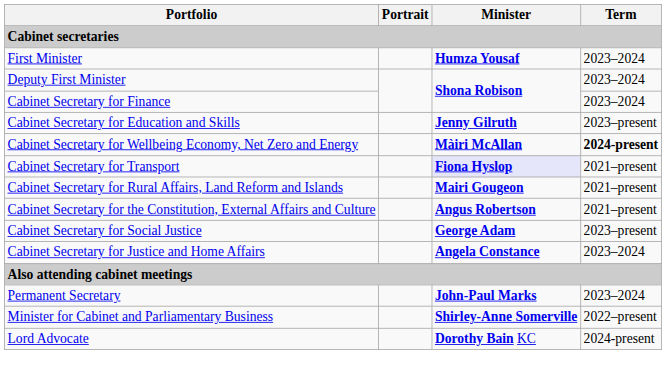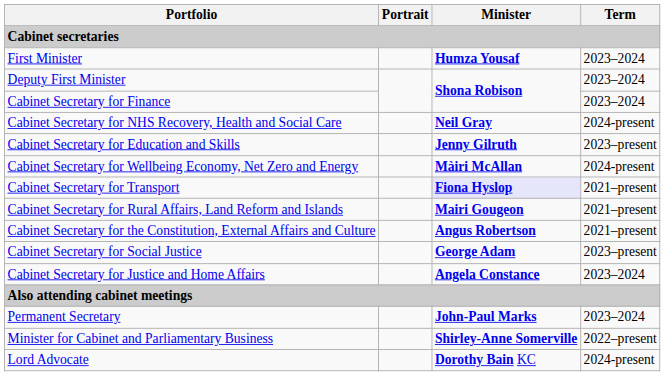+ row: (175, 123)
(621, 144) bold -> (619, 166) normal
